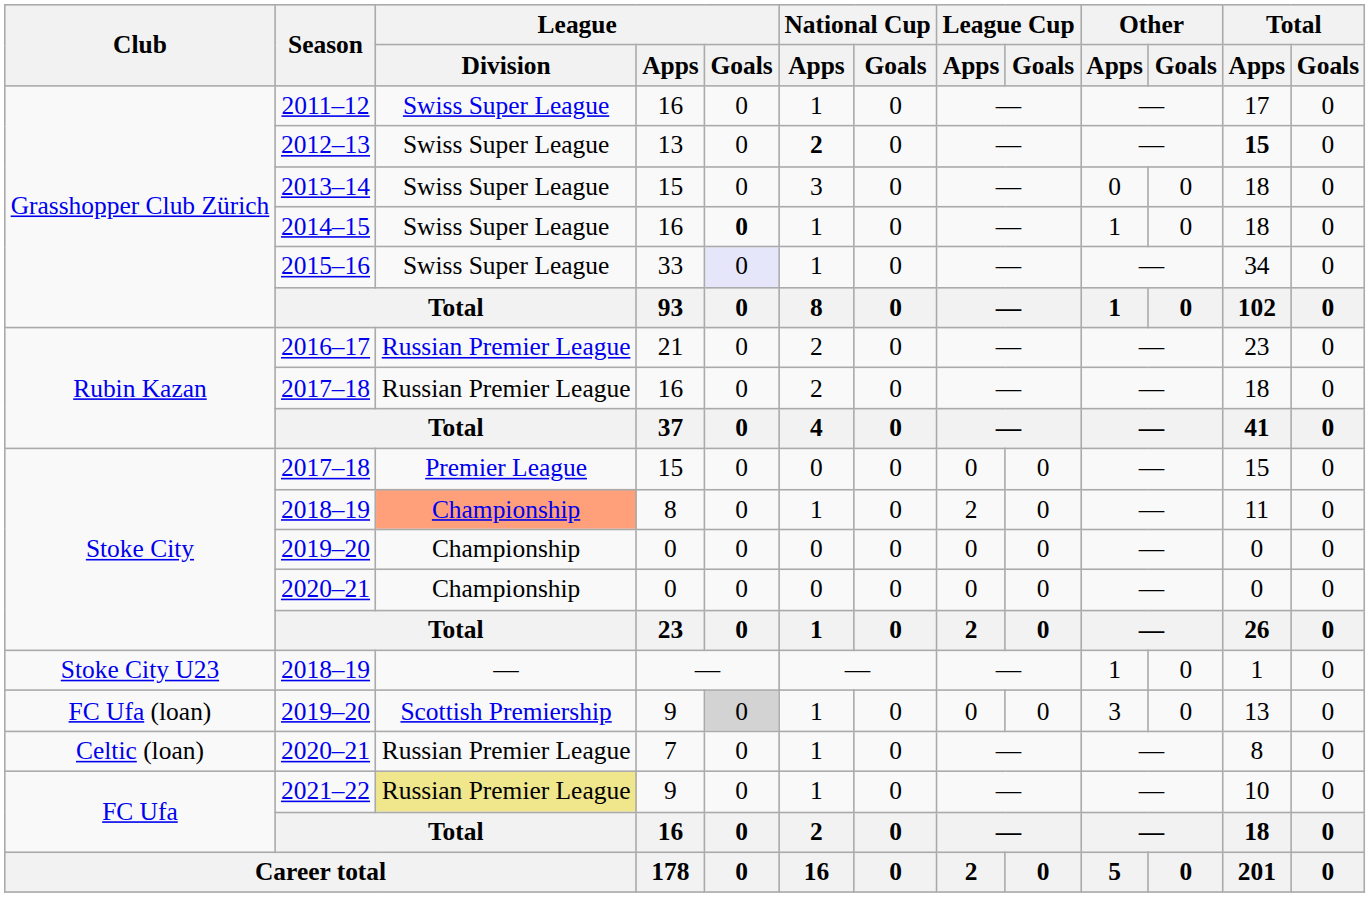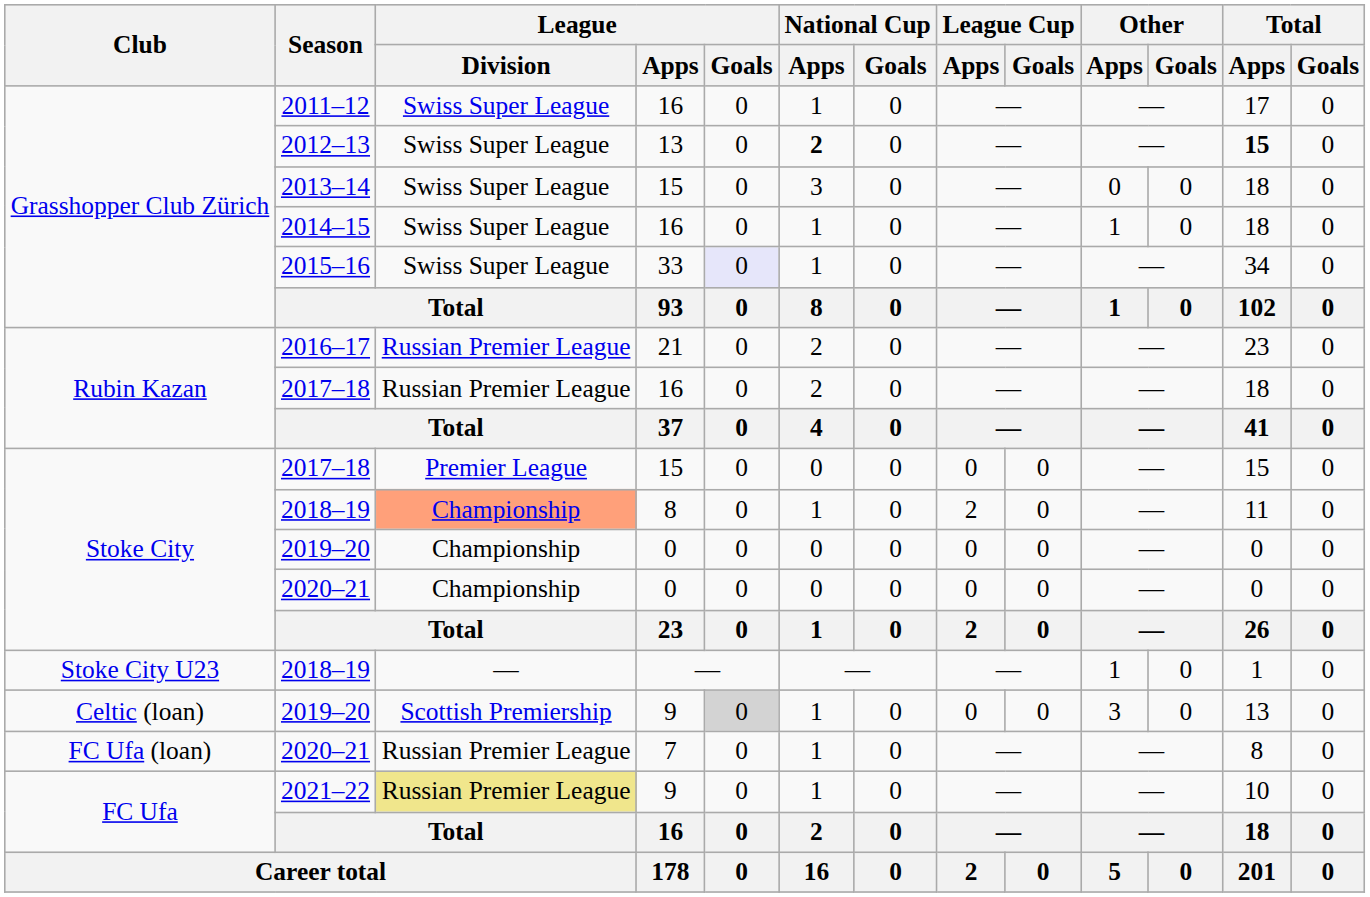(742, 226) bold -> (742, 226) normal
(140, 710) FC Ufa (loan) -> (140, 710) Celtic (loan)
(140, 750) Celtic (loan) -> (140, 750) FC Ufa (loan)
